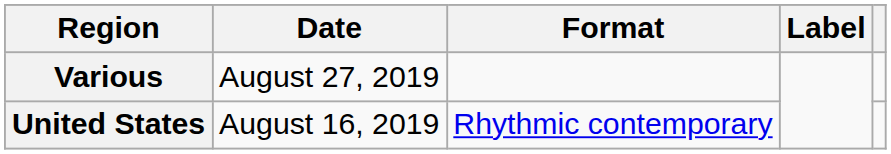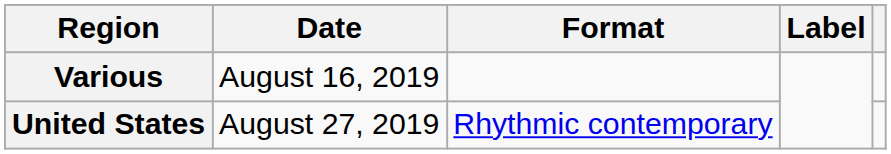(329, 76) August 27, 2019 -> (329, 76) August 16, 2019
(329, 124) August 16, 2019 -> (329, 124) August 27, 2019
